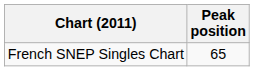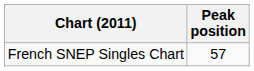(218, 54) 65 -> (218, 54) 57
